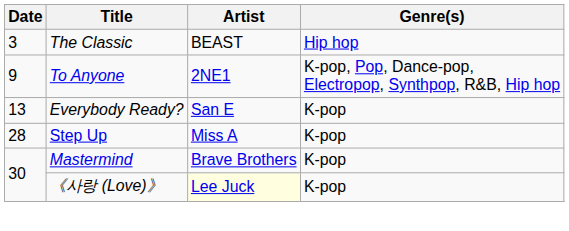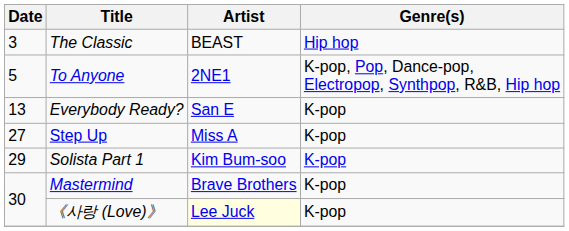(13, 76) 9 -> (13, 76) 5
(17, 135) 28 -> (17, 135) 27
+ row: (97, 160)
